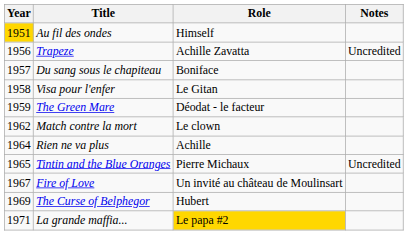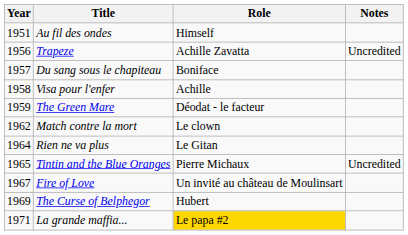(19, 32) gold background -> (19, 32) no background
(197, 88) Le Gitan -> (193, 88) Achille
(193, 145) Achille -> (197, 145) Le Gitan
